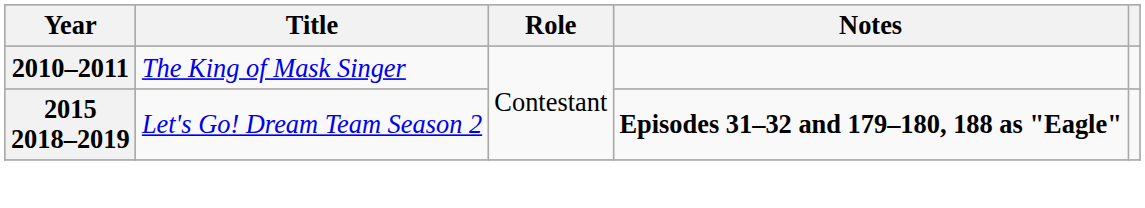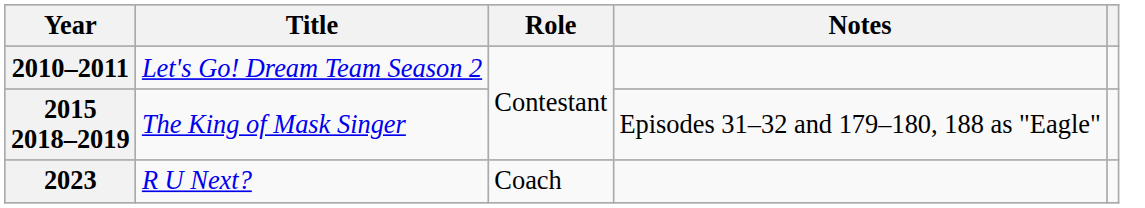(274, 67) The King of Mask Singer -> (312, 67) Let's Go! Dream Team Season 2
(312, 124) Let's Go! Dream Team Season 2 -> (274, 124) The King of Mask Singer
(871, 124) bold -> (860, 124) normal
+ row: (70, 180)
